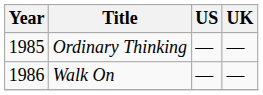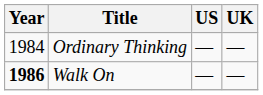(27, 47) 1985 -> (27, 47) 1984
(27, 75) normal -> (27, 75) bold
